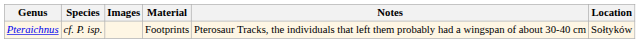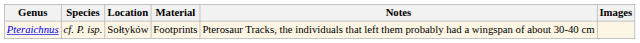columns swapped: (612, 13) <-> (124, 13)
